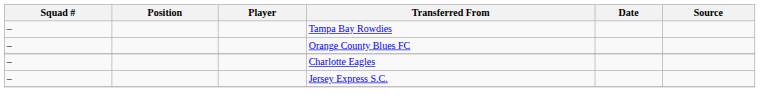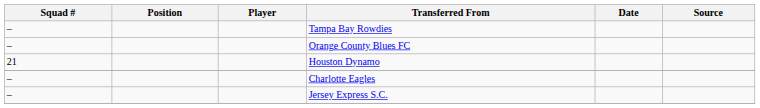+ row: (344, 62)
